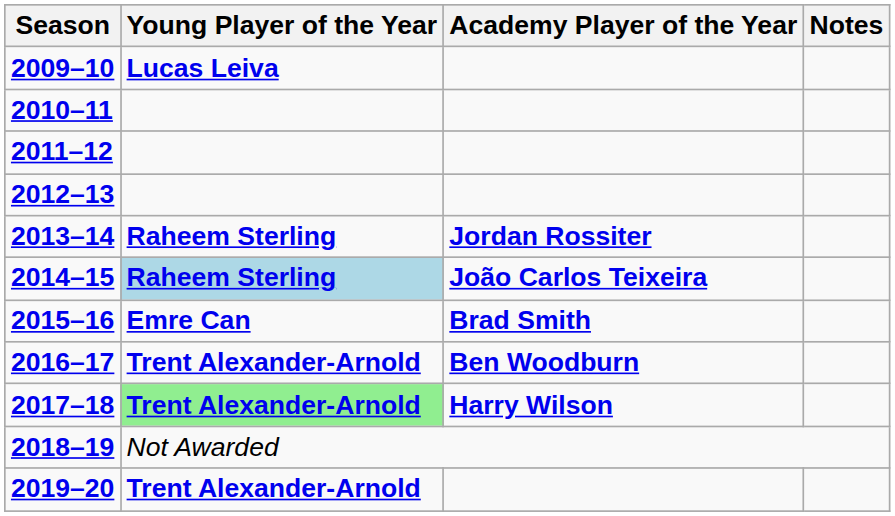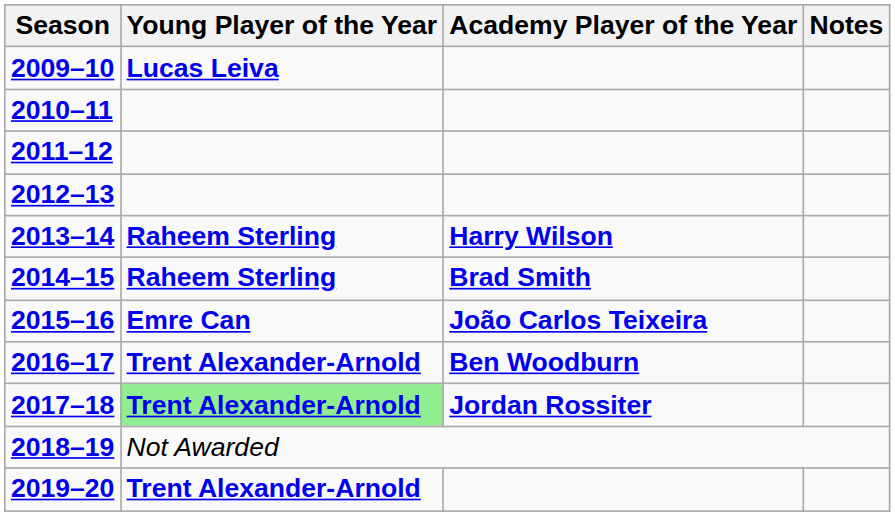(550, 236) Jordan Rossiter -> (531, 236) Harry Wilson
(231, 278) lightblue background -> (231, 278) no background
(578, 278) João Carlos Teixeira -> (520, 278) Brad Smith
(520, 320) Brad Smith -> (578, 320) João Carlos Teixeira
(531, 404) Harry Wilson -> (550, 404) Jordan Rossiter
